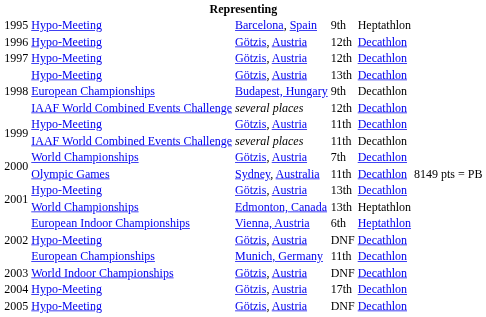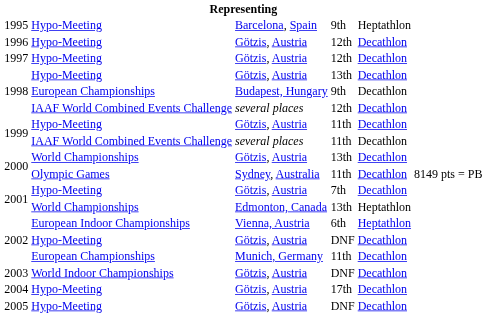(338, 157) 7th -> (341, 157) 13th
(341, 190) 13th -> (338, 190) 7th
